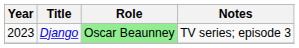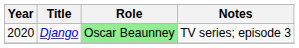(21, 33) 2023 -> (21, 33) 2020
